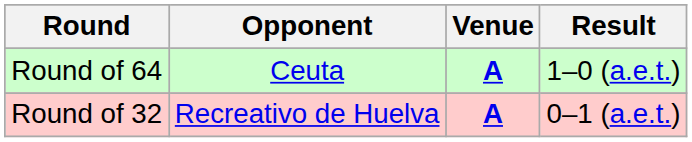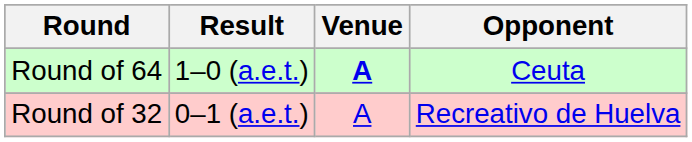columns swapped: (307, 26) <-> (613, 26)
(493, 114) bold -> (362, 114) normal
